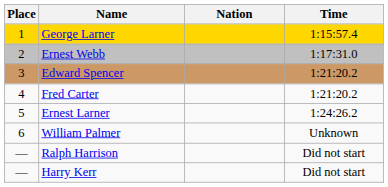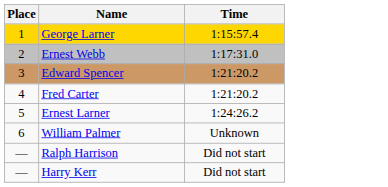- column: (234, 14)
